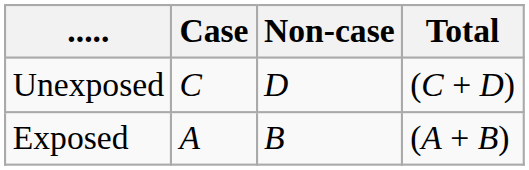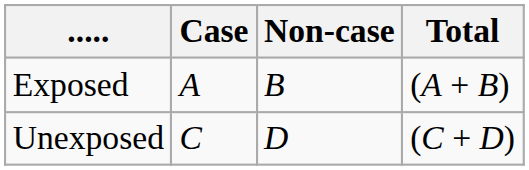rows swapped: (71, 137) <-> (88, 84)
